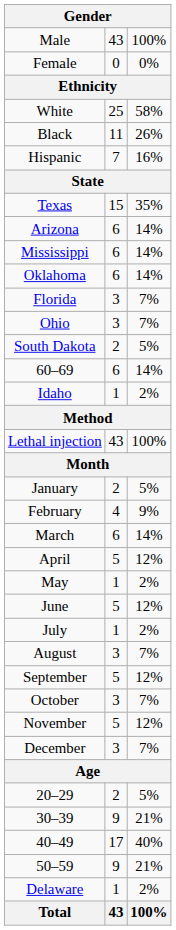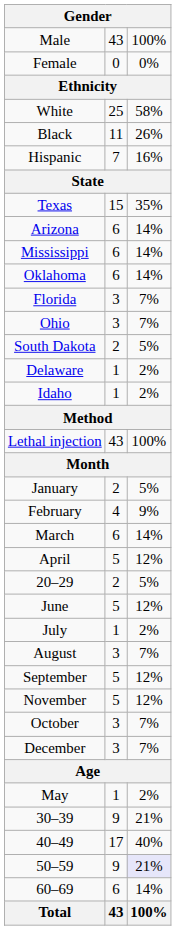rows swapped: (55, 889) <-> (55, 370)
rows swapped: (55, 582) <-> (55, 795)
rows swapped: (55, 700) <-> (55, 724)
(149, 865) no background -> (149, 865) lavender background
